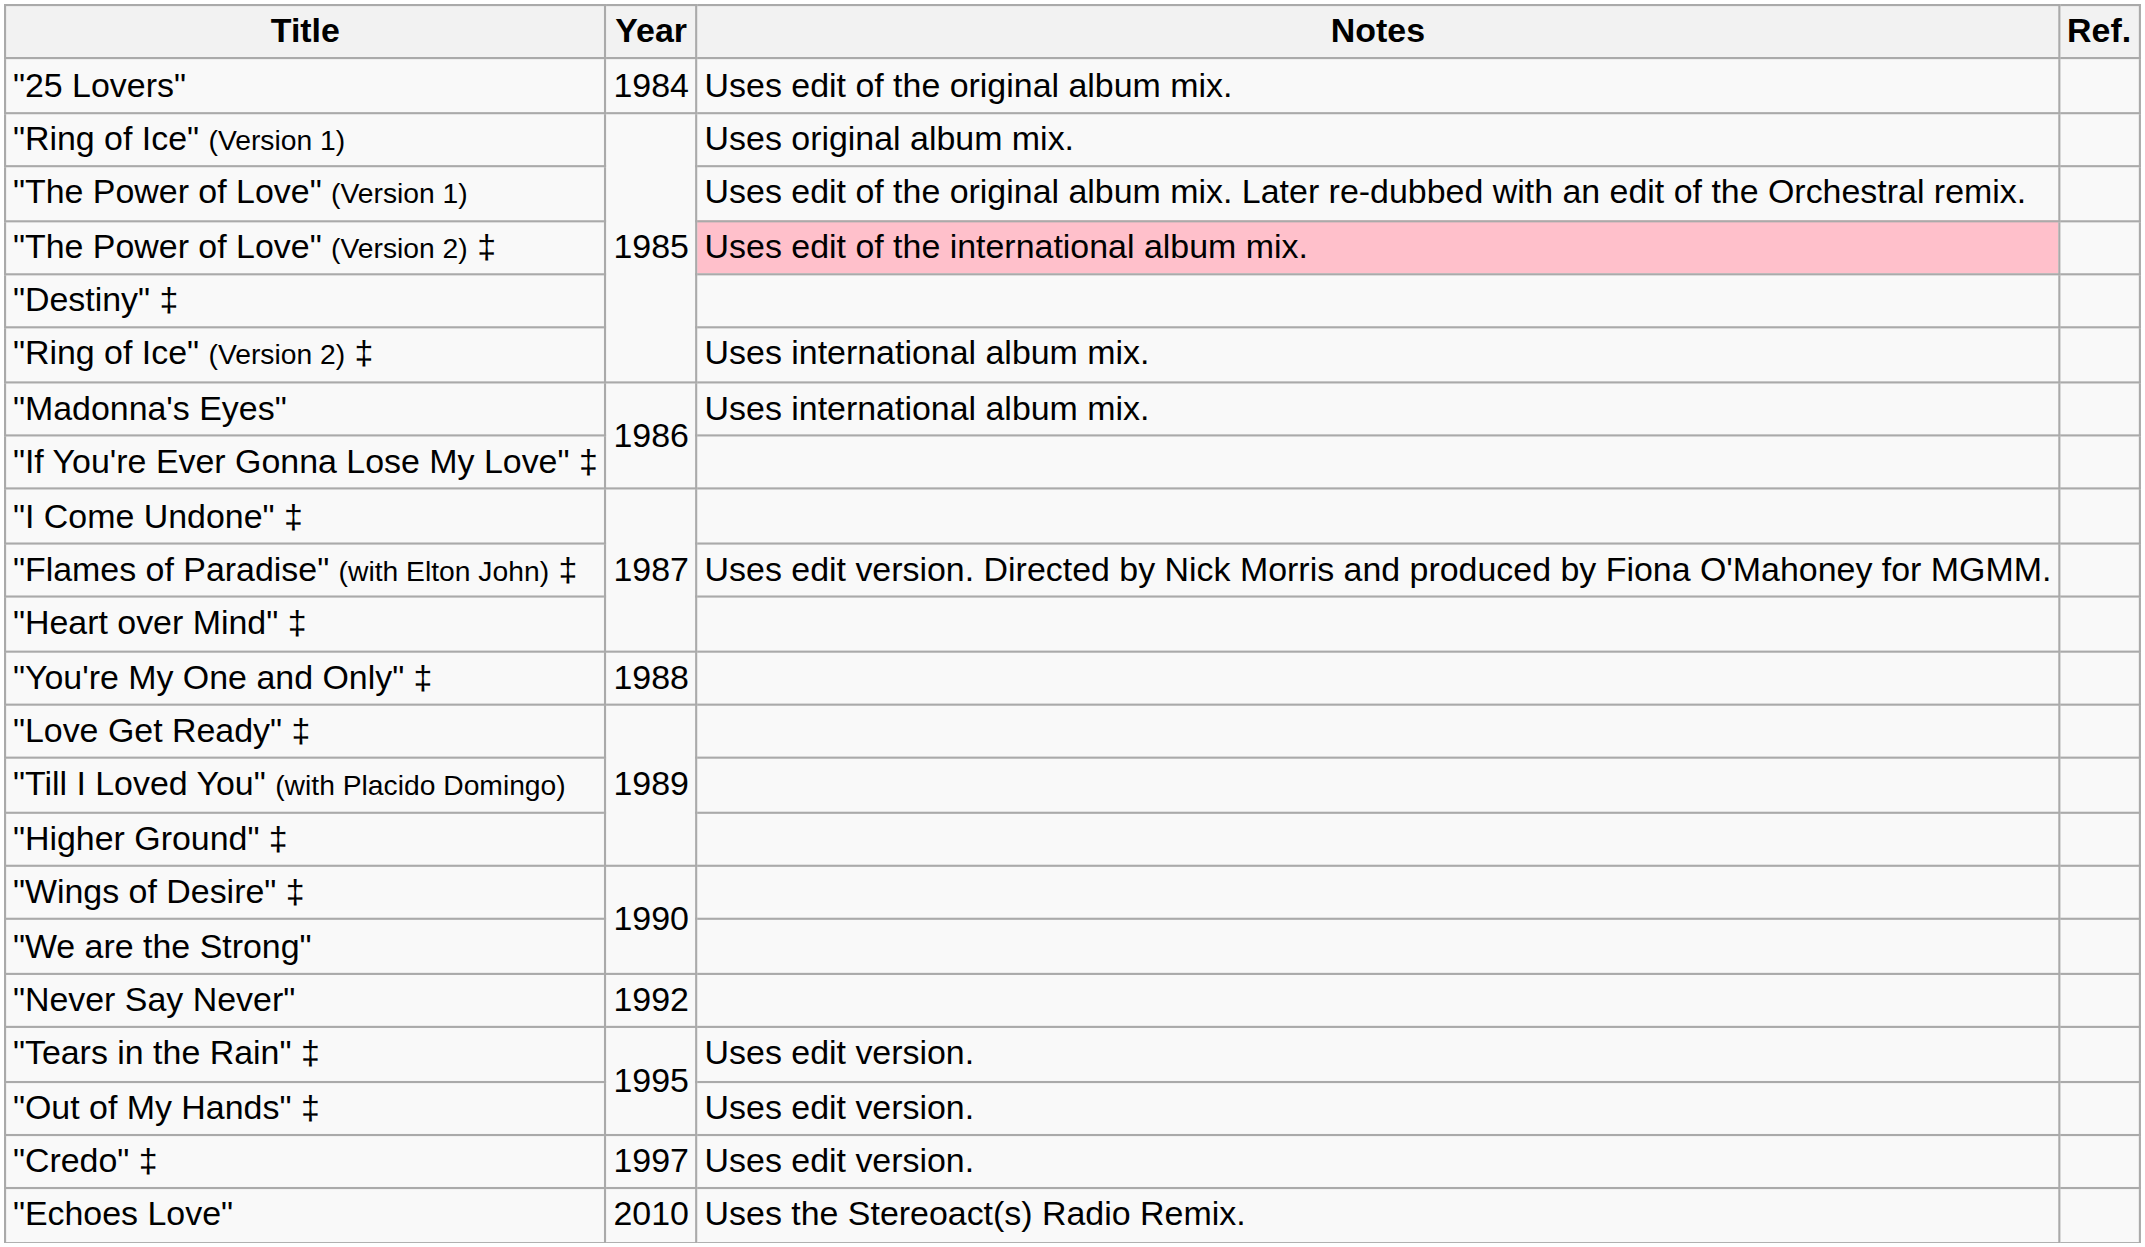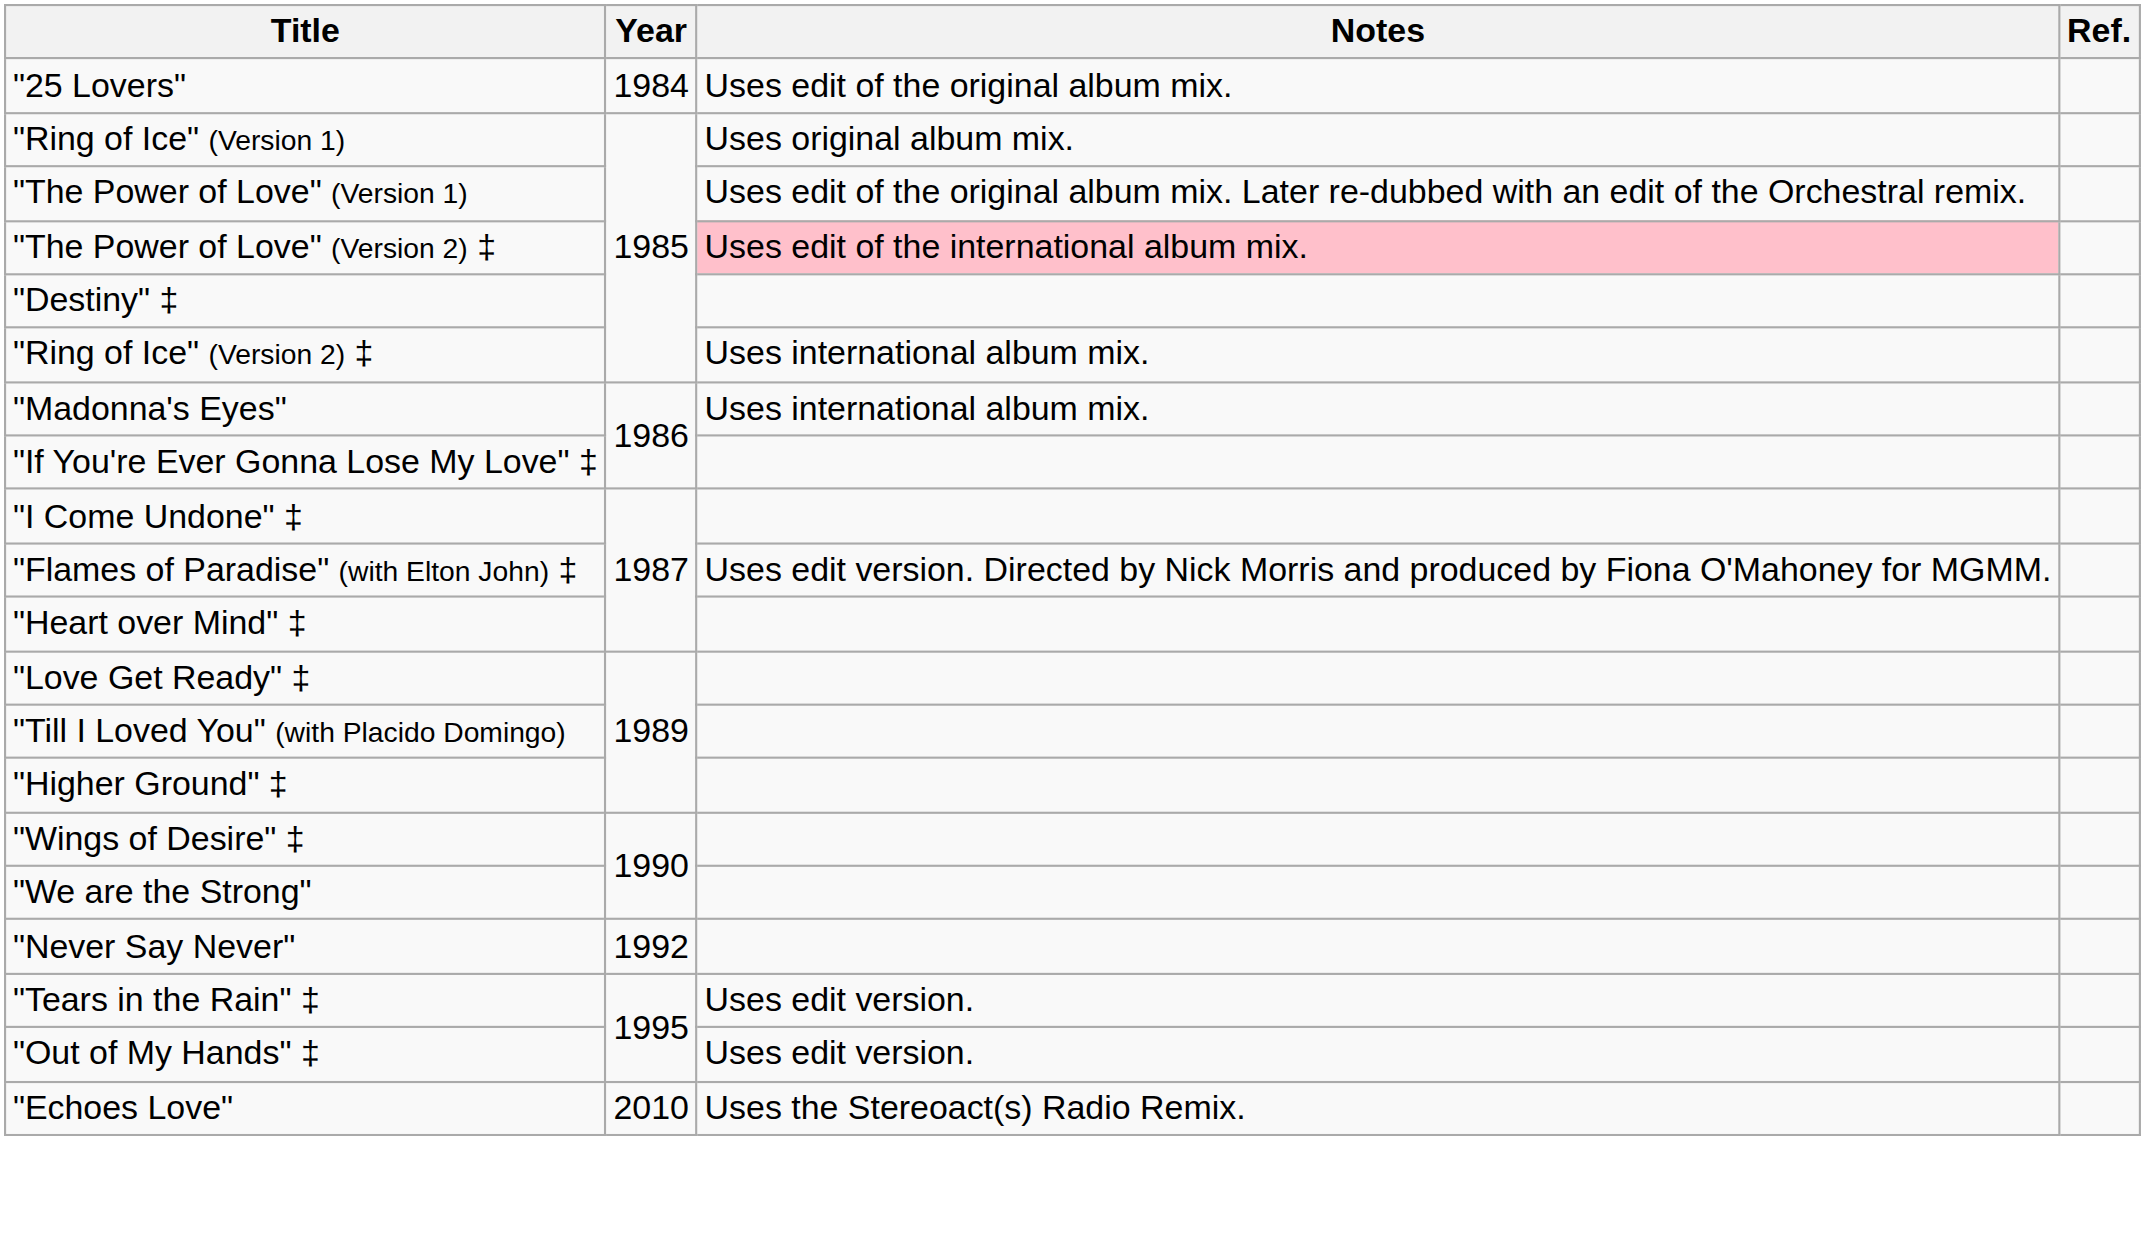- row: (223, 676)
- row: (85, 1161)
